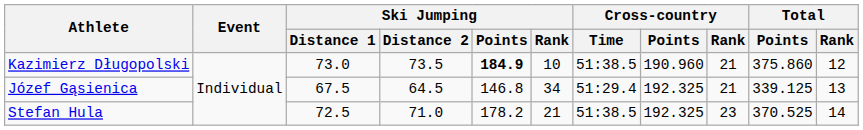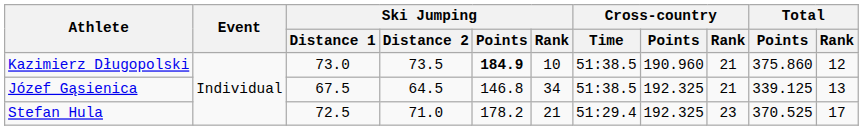(606, 89) 51:29.4 -> (606, 89) 51:38.5
(606, 113) 51:38.5 -> (606, 113) 51:29.4
(837, 113) 14 -> (837, 113) 17
